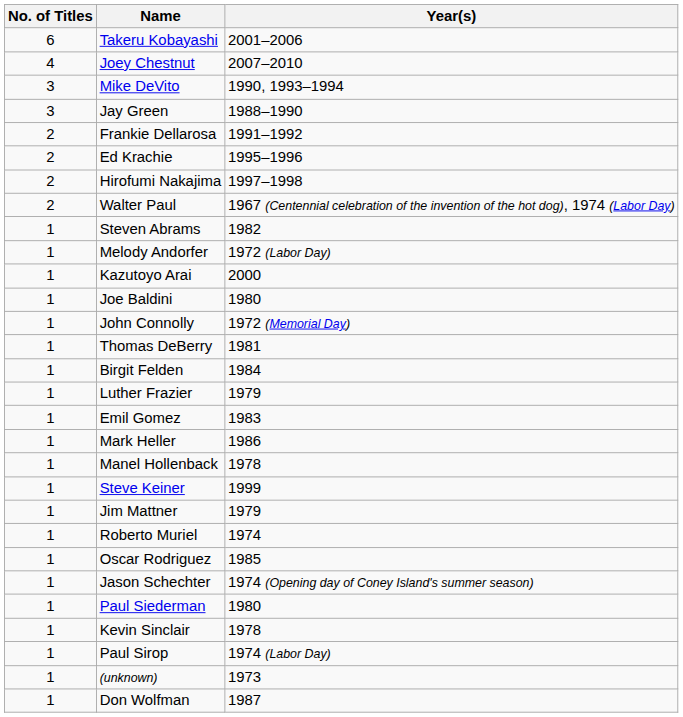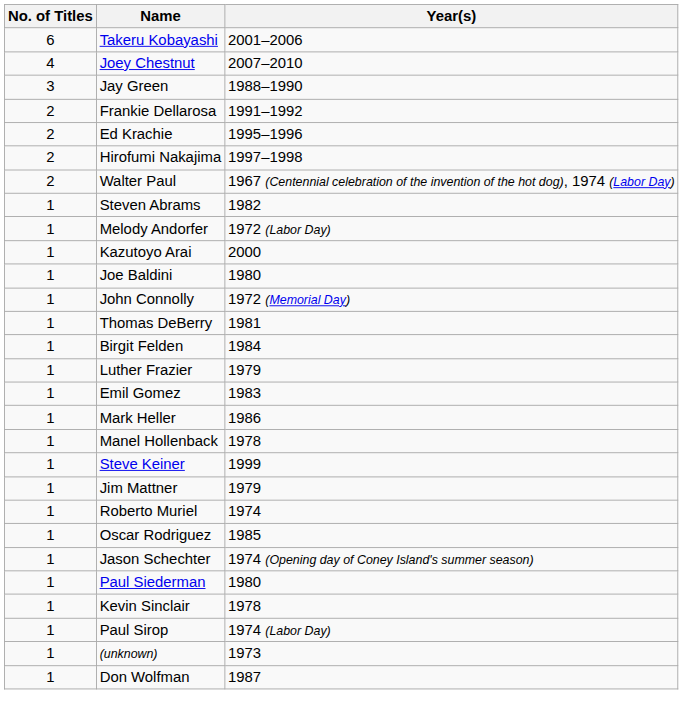- row: (140, 87)
